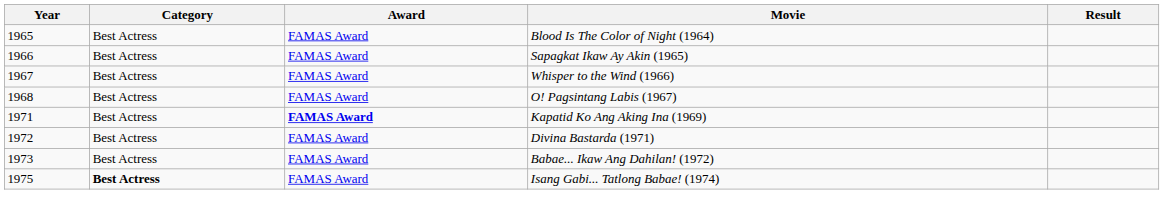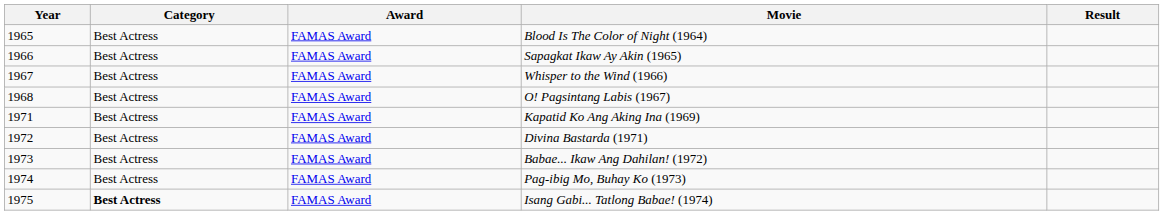(330, 117) bold -> (331, 117) normal
+ row: (605, 179)
